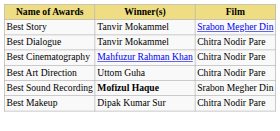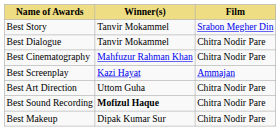+ row: (38, 73)
(235, 88) Srabon Megher Din -> (231, 103) Chitra Nodir Pare
